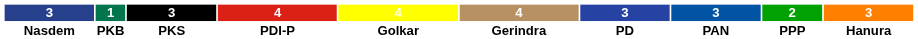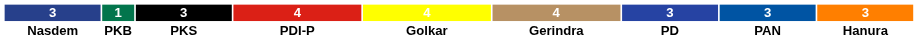- column: (792, 12)
